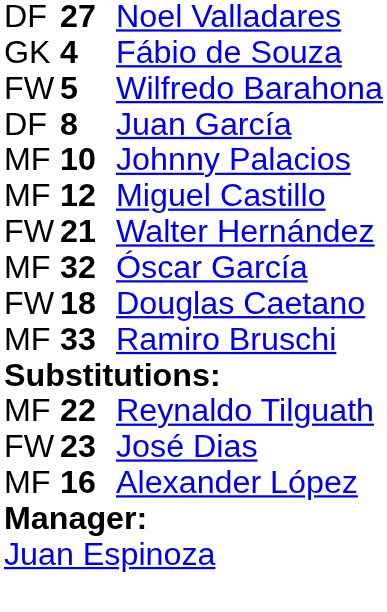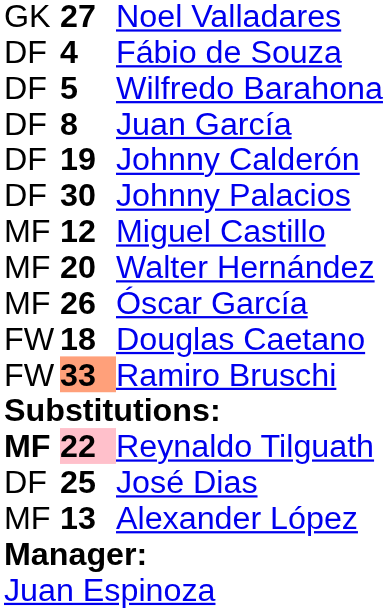(25, 16) DF -> (27, 16) GK
(27, 52) GK -> (25, 52) DF
(29, 88) FW -> (25, 88) DF
+ row: (238, 159)
(27, 159) MF -> (25, 195) DF
(78, 159) 10 -> (78, 195) 30
(29, 231) FW -> (27, 267) MF
(78, 231) 21 -> (78, 267) 20
(78, 267) 32 -> (78, 303) 26
(27, 338) MF -> (29, 374) FW
(78, 338) no background -> (78, 374) lightsalmon background
(27, 410) normal -> (27, 446) bold
(78, 410) no background -> (78, 446) pink background
(29, 446) FW -> (25, 482) DF
(78, 446) 23 -> (78, 482) 25
(78, 482) 16 -> (78, 518) 13
